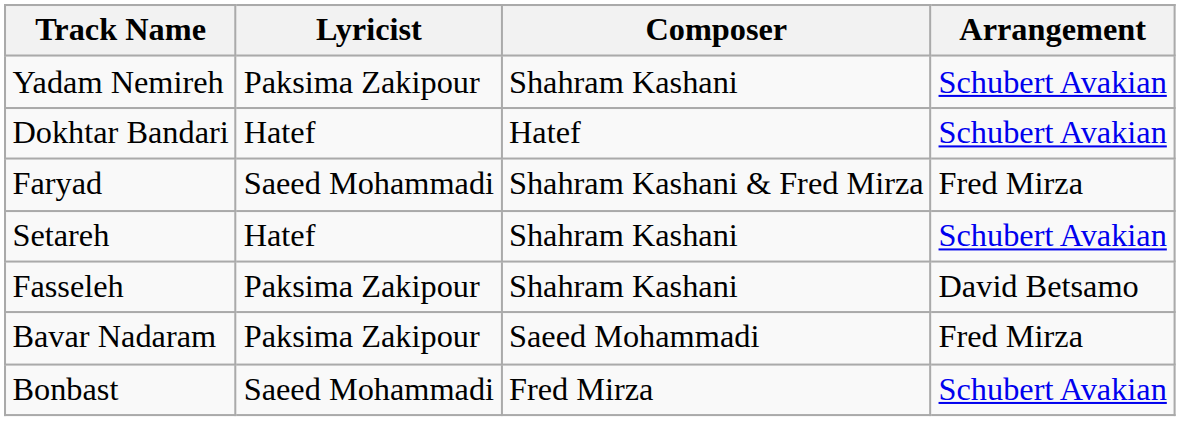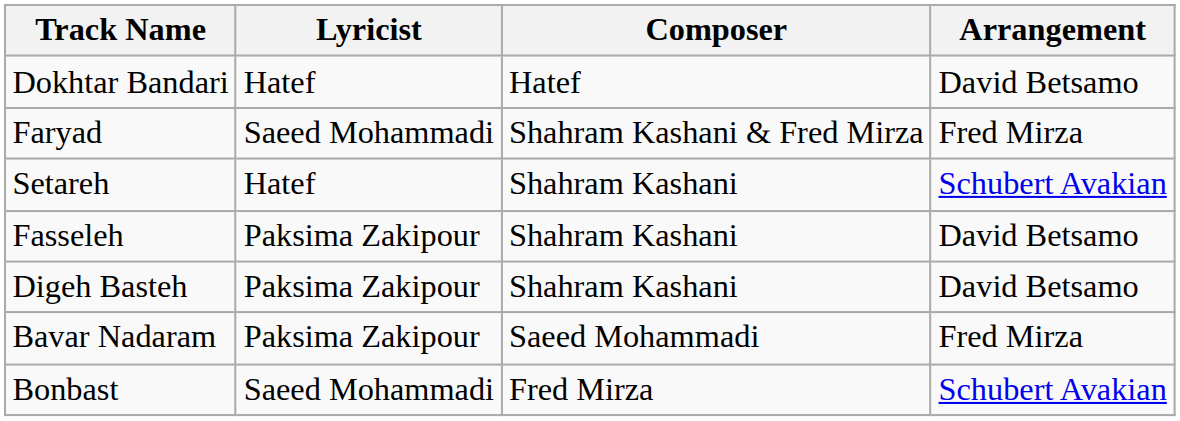- row: (118, 81)
(1053, 132) Schubert Avakian -> (1039, 81) David Betsamo
+ row: (100, 286)
